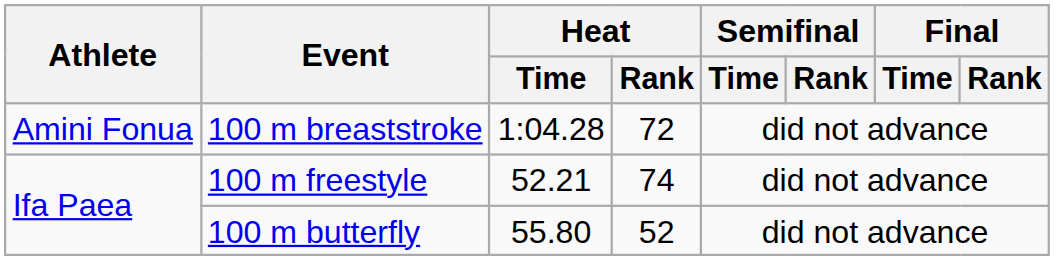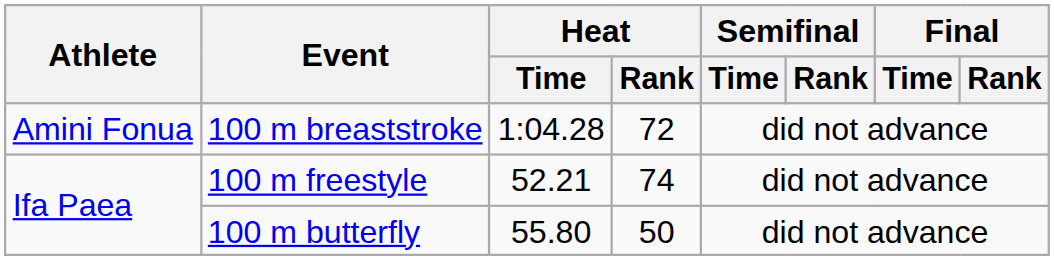(657, 231) 52 -> (657, 231) 50
